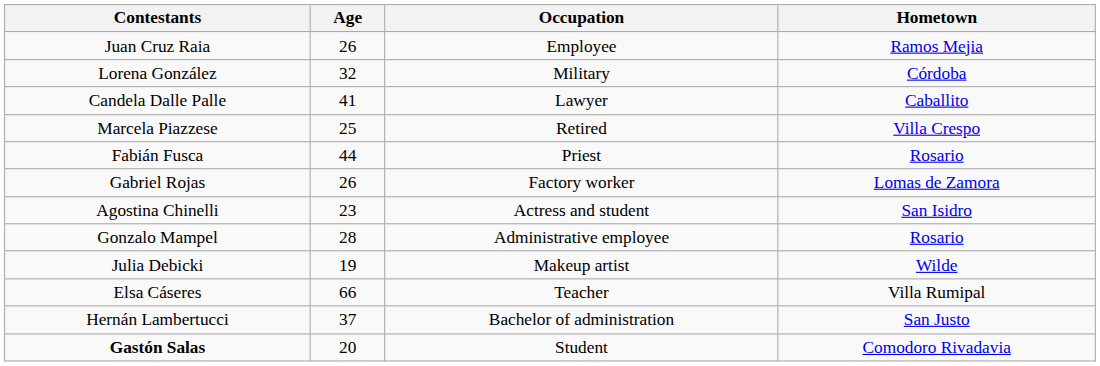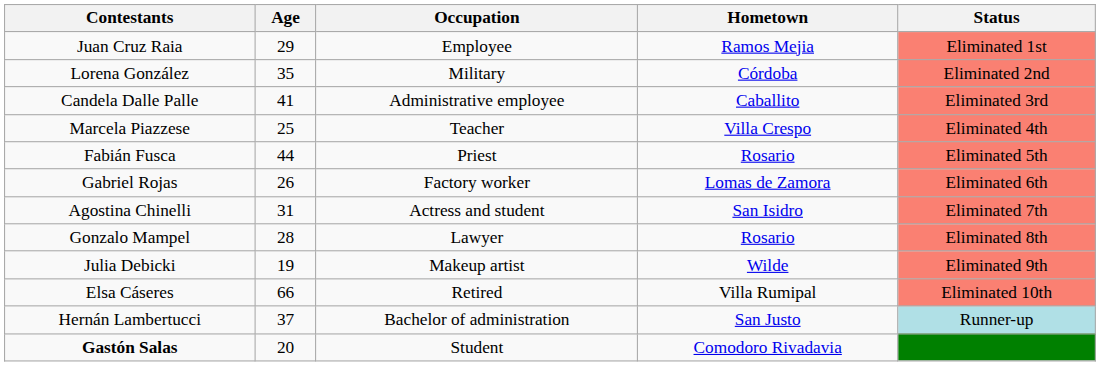+ column: (997, 18)
(348, 45) 26 -> (286, 45) 29
(348, 73) 32 -> (286, 73) 35
(581, 100) Lawyer -> (477, 100) Administrative employee
(581, 127) Retired -> (477, 127) Teacher
(348, 210) 23 -> (286, 210) 31
(581, 237) Administrative employee -> (477, 237) Lawyer
(581, 292) Teacher -> (477, 292) Retired
